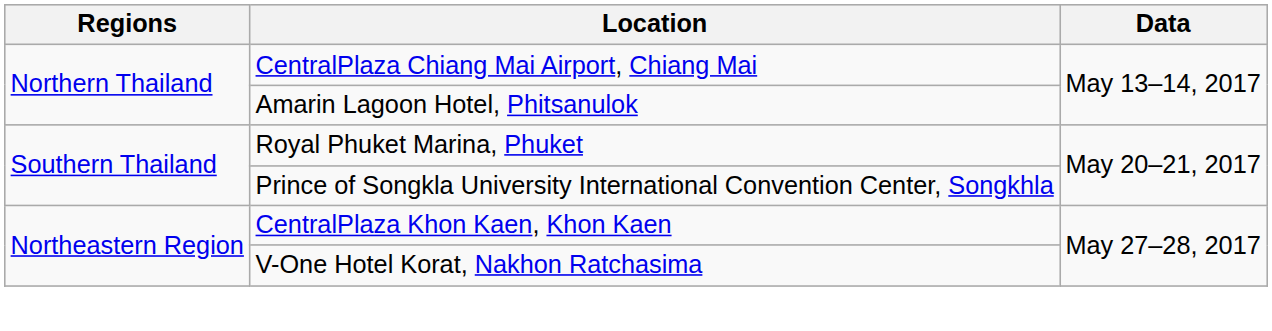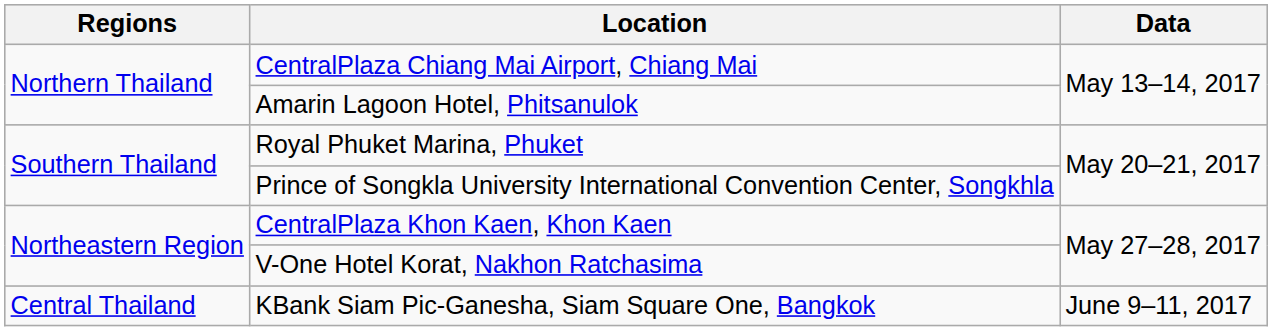+ row: (565, 305)
